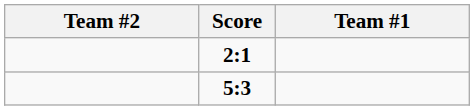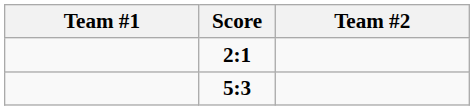columns swapped: (372, 21) <-> (102, 21)
